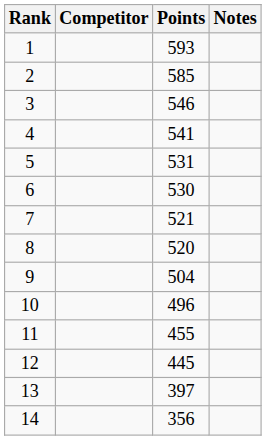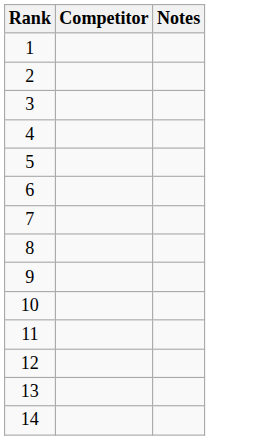- column: (181, 18)
